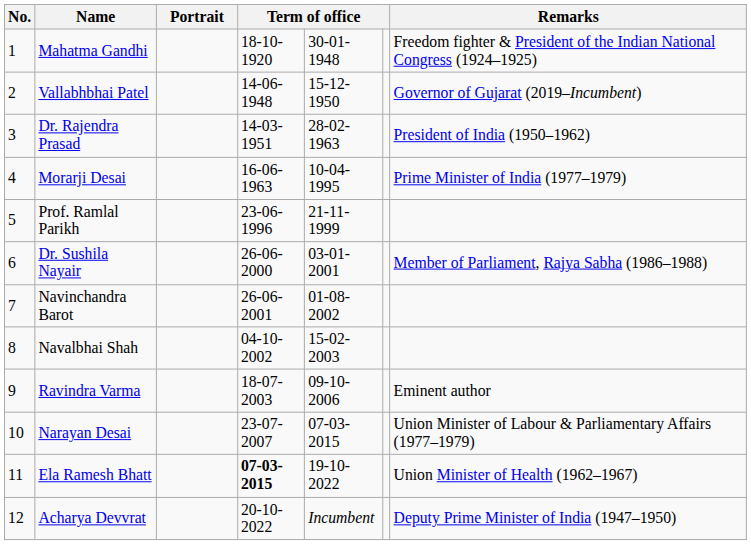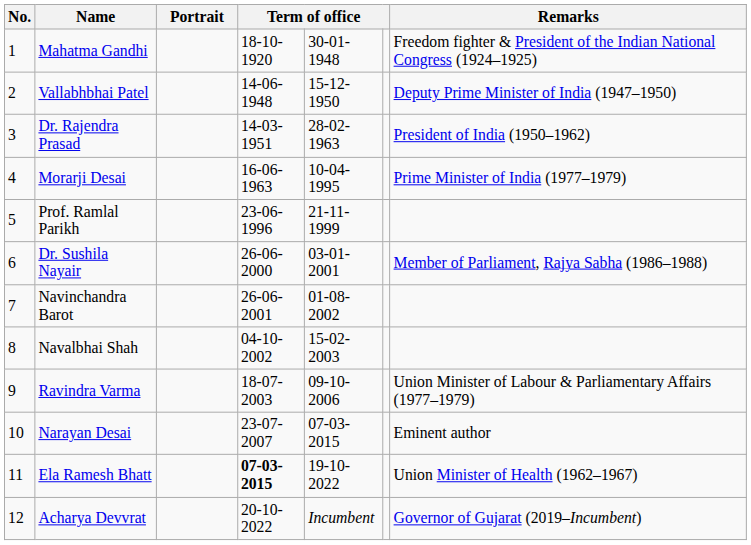(517, 93) Governor of Gujarat (2019–Incumbent) -> (535, 93) Deputy Prime Minister of India (1947–1950)
(442, 390) Eminent author -> (552, 390) Union Minister of Labour & Parliamentary Affairs (1977–1979)
(552, 433) Union Minister of Labour & Parliamentary Affairs (1977–1979) -> (442, 433) Eminent author
(535, 518) Deputy Prime Minister of India (1947–1950) -> (517, 518) Governor of Gujarat (2019–Incumbent)
